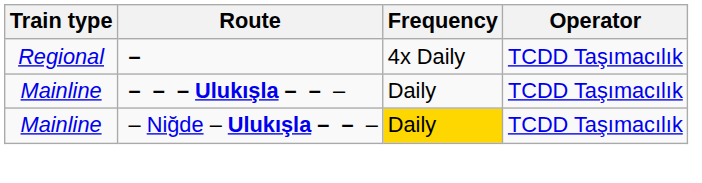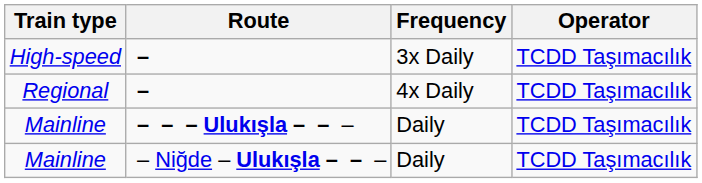+ row: (65, 56)
(412, 125) gold background -> (420, 159) no background
